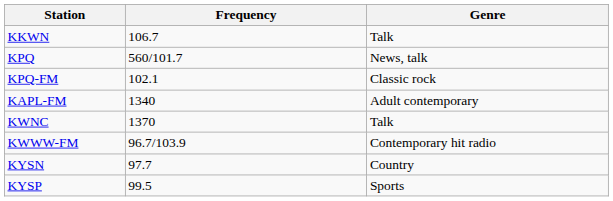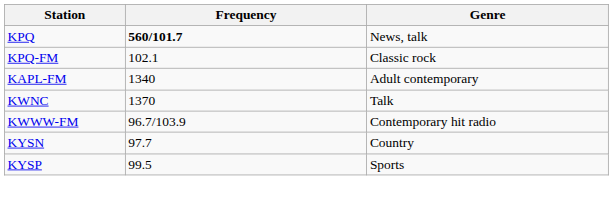- row: (28, 36)
(155, 57) normal -> (155, 36) bold
